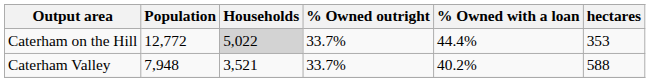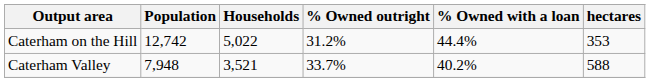(165, 41) 12,772 -> (165, 41) 12,742
(240, 41) lightgrey background -> (240, 41) no background
(326, 41) 33.7% -> (326, 41) 31.2%
